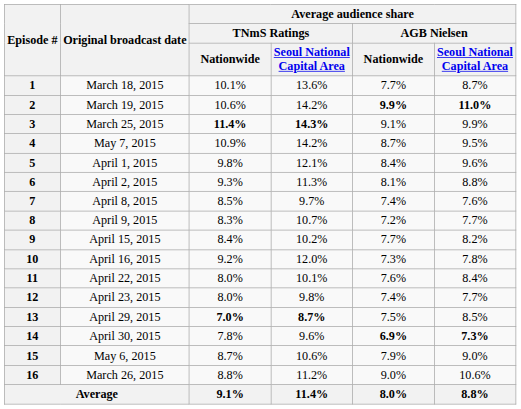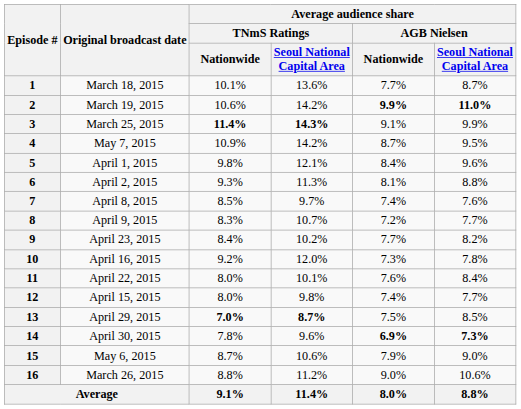(125, 239) April 15, 2015 -> (125, 239) April 23, 2015
(125, 297) April 23, 2015 -> (125, 297) April 15, 2015
